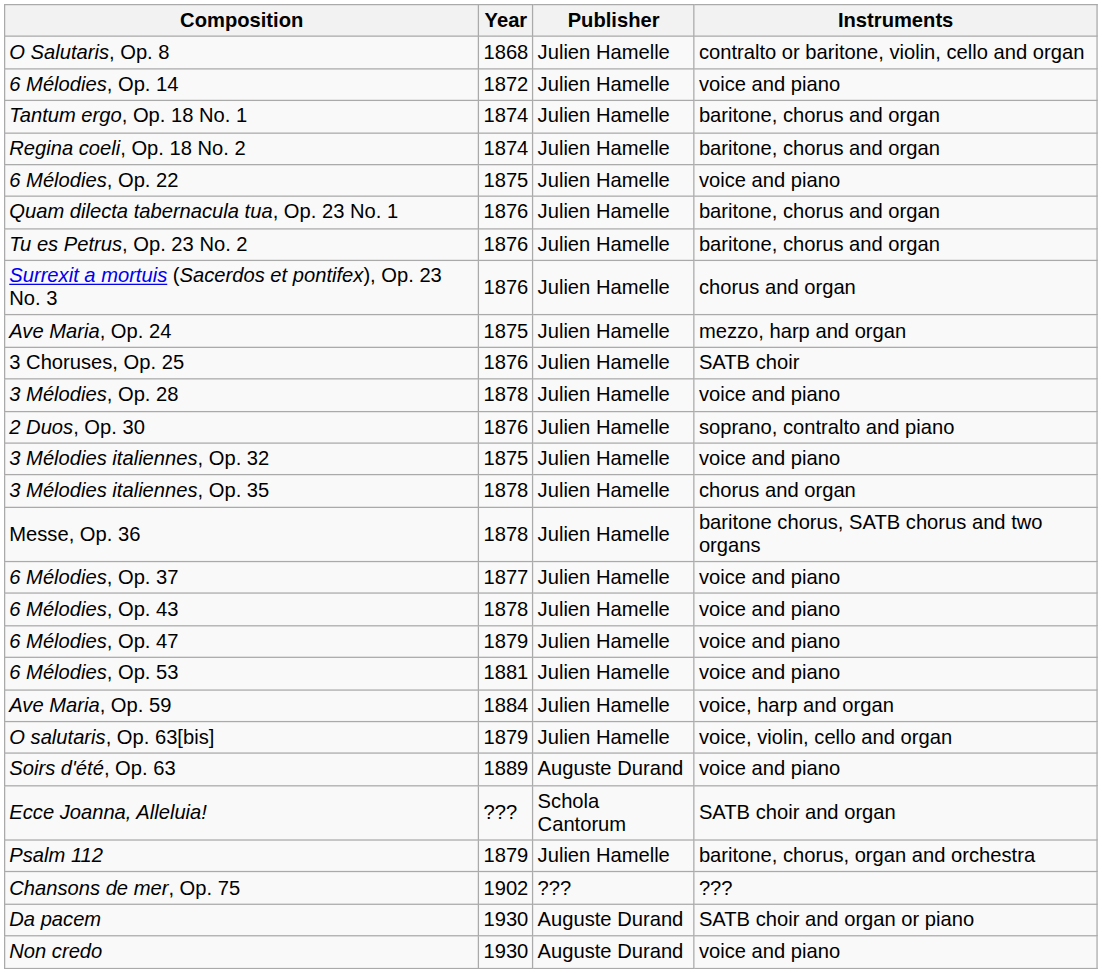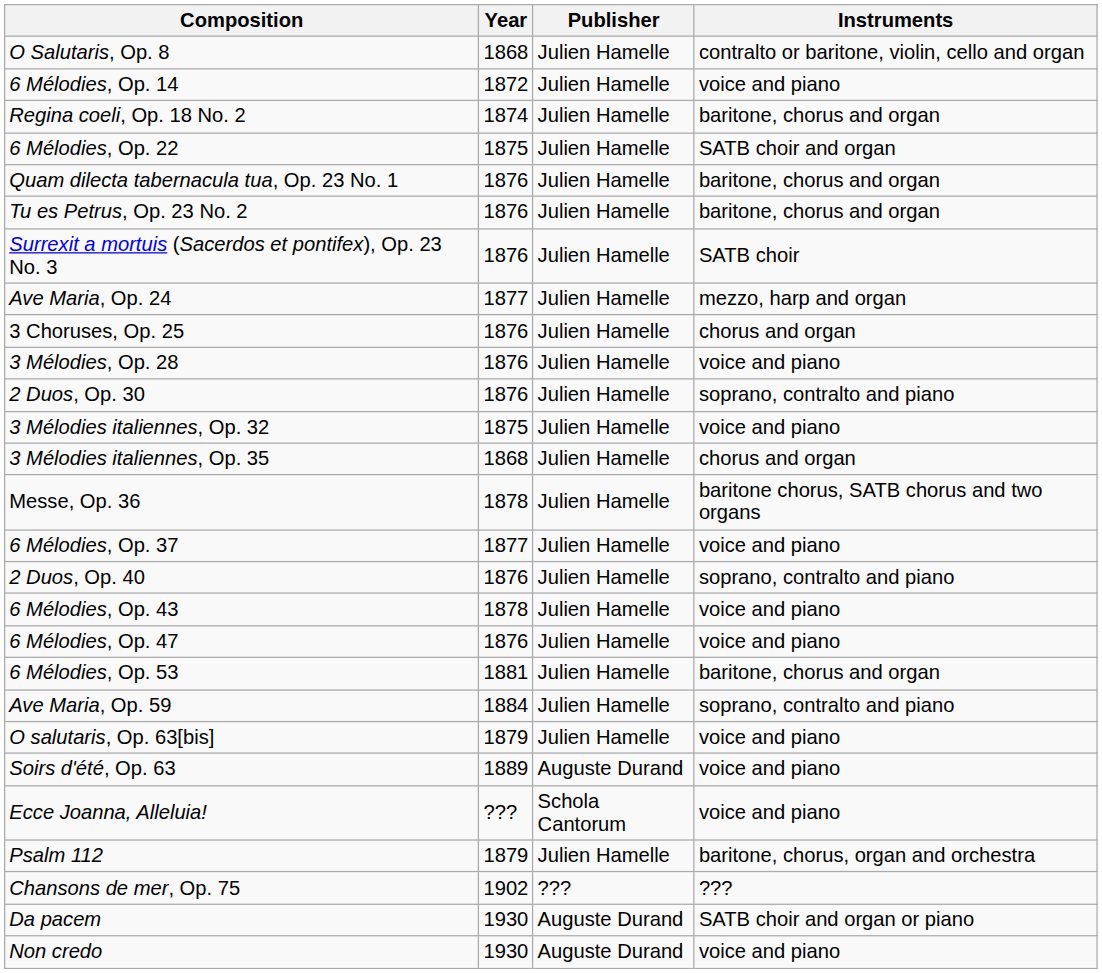- row: (128, 116)
(770, 180) voice and piano -> (797, 148) SATB choir and organ
(777, 287) chorus and organ -> (749, 255) SATB choir
(506, 330) 1875 -> (506, 298) 1877
(749, 362) SATB choir -> (777, 330) chorus and organ
(506, 394) 1878 -> (506, 362) 1876
(506, 490) 1878 -> (506, 458) 1868
+ row: (77, 577)
(506, 641) 1879 -> (506, 641) 1876
(770, 673) voice and piano -> (819, 673) baritone, chorus and organ
(796, 705) voice, harp and organ -> (827, 705) soprano, contralto and piano
(826, 737) voice, violin, cello and organ -> (770, 737) voice and piano
(797, 812) SATB choir and organ -> (770, 812) voice and piano
